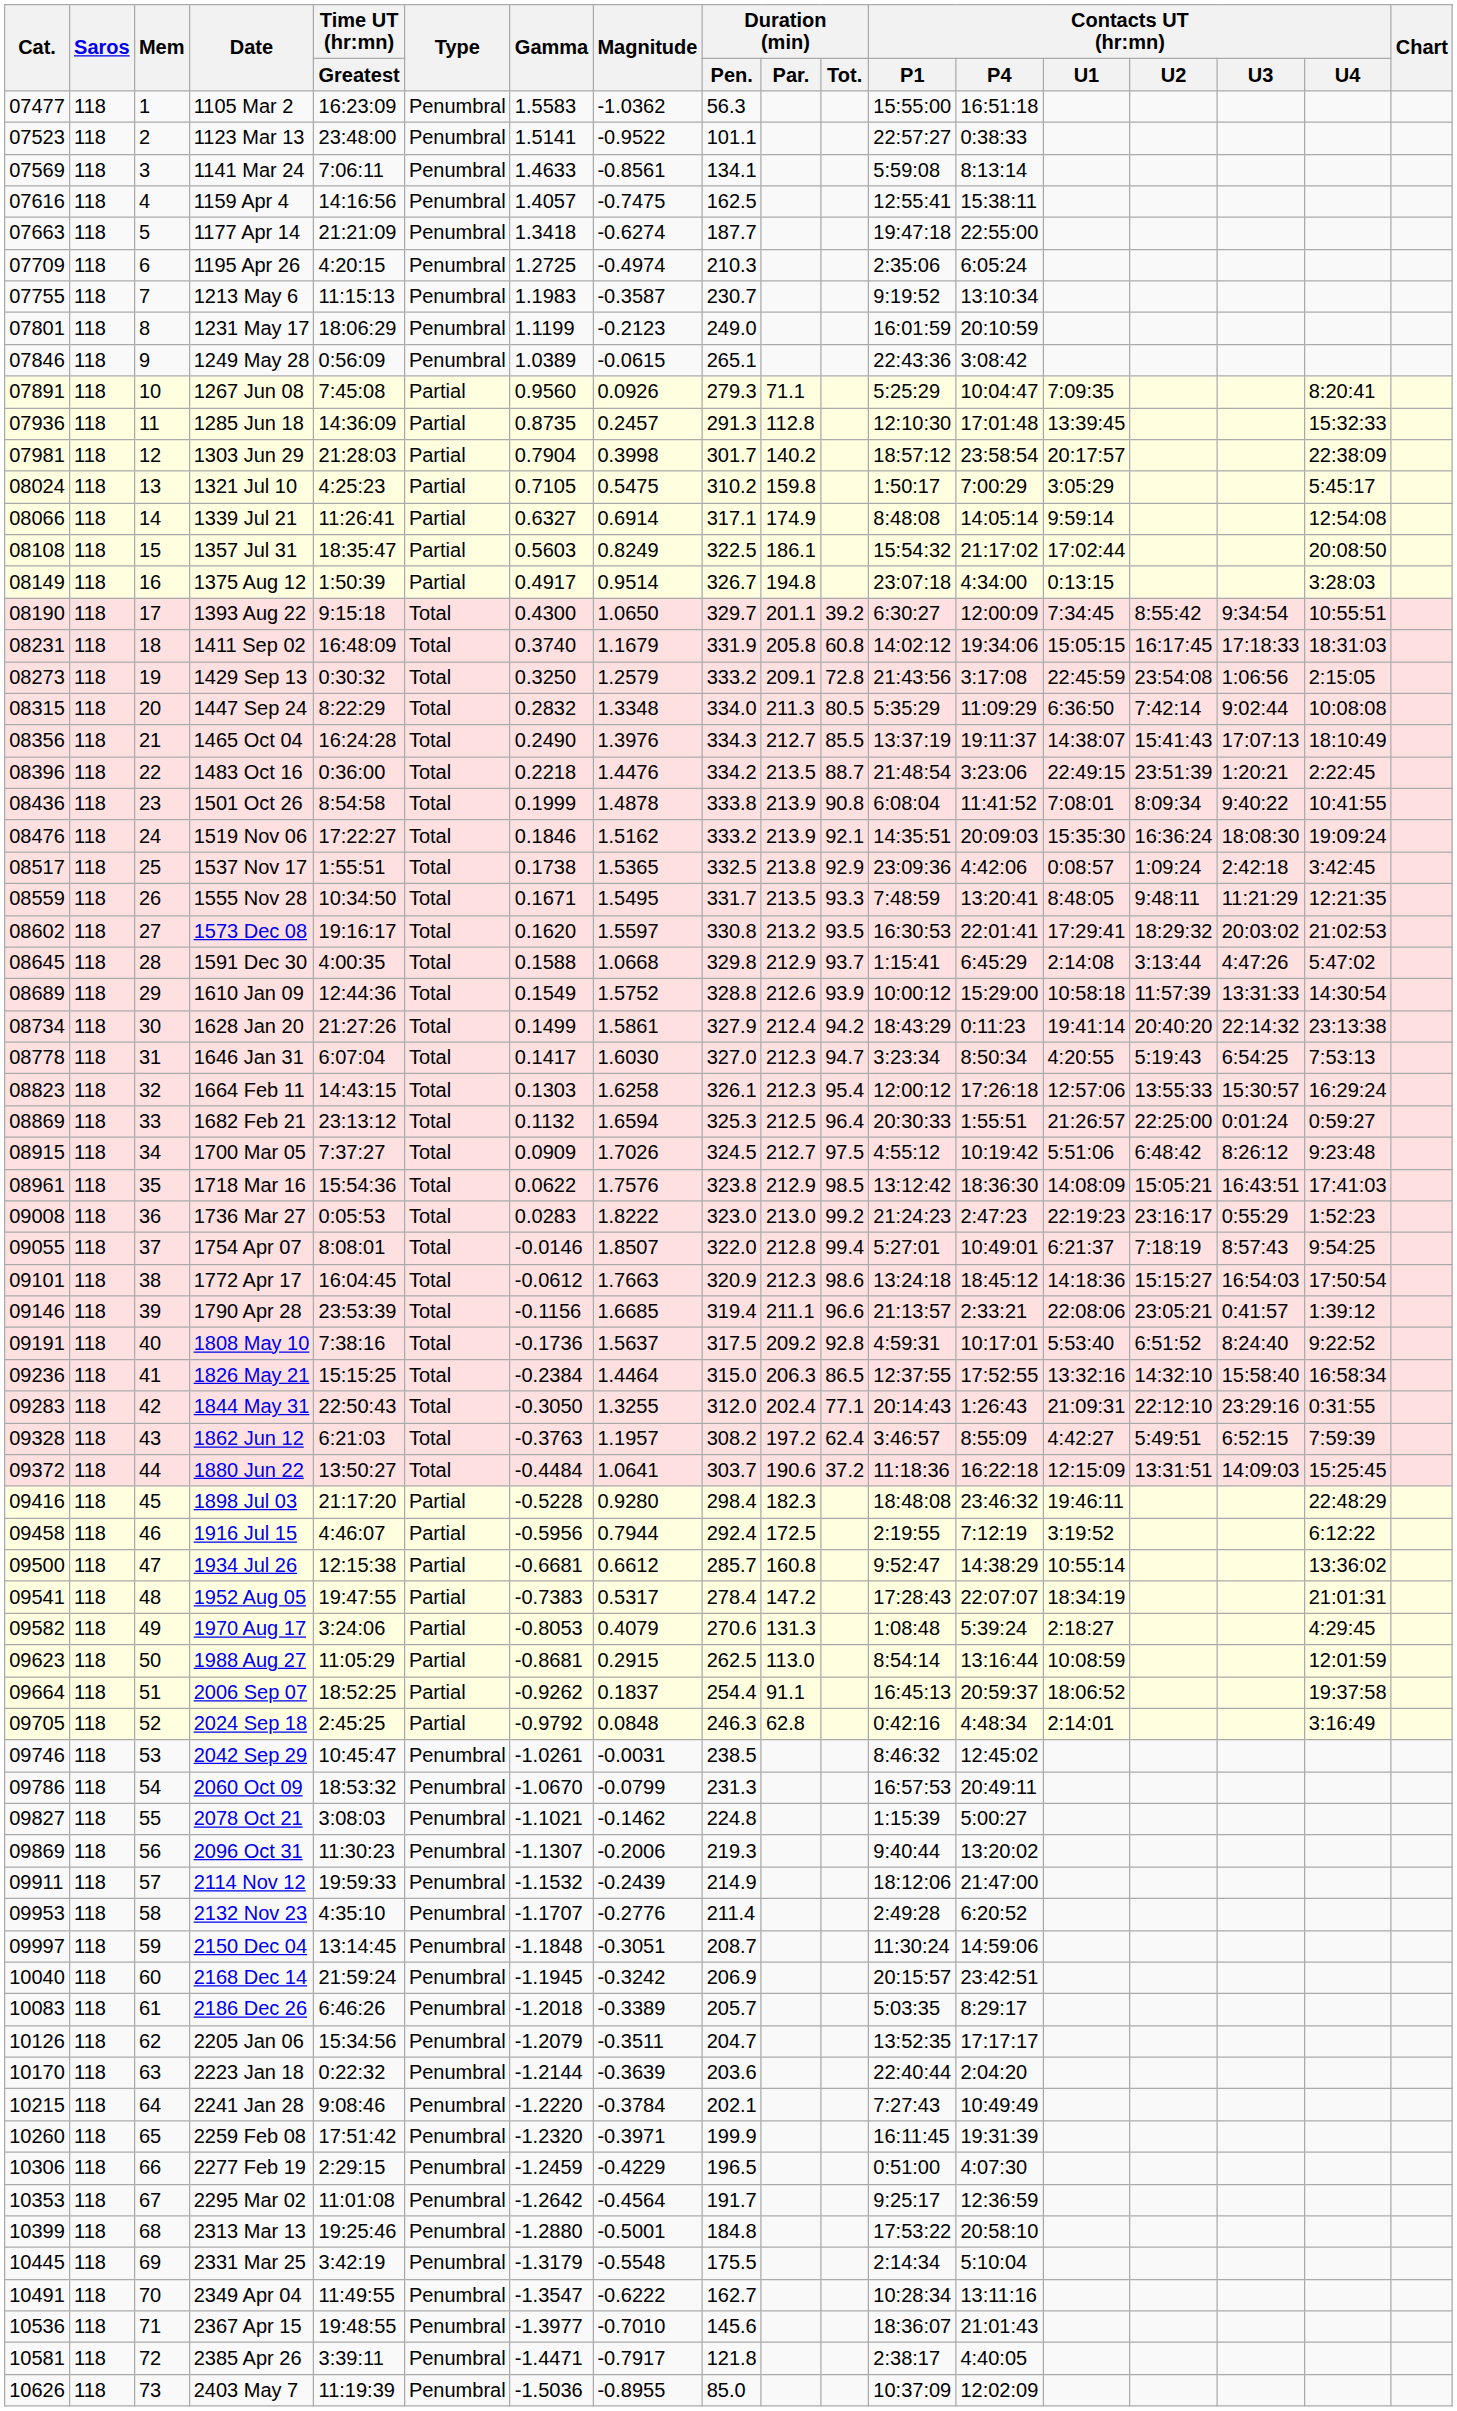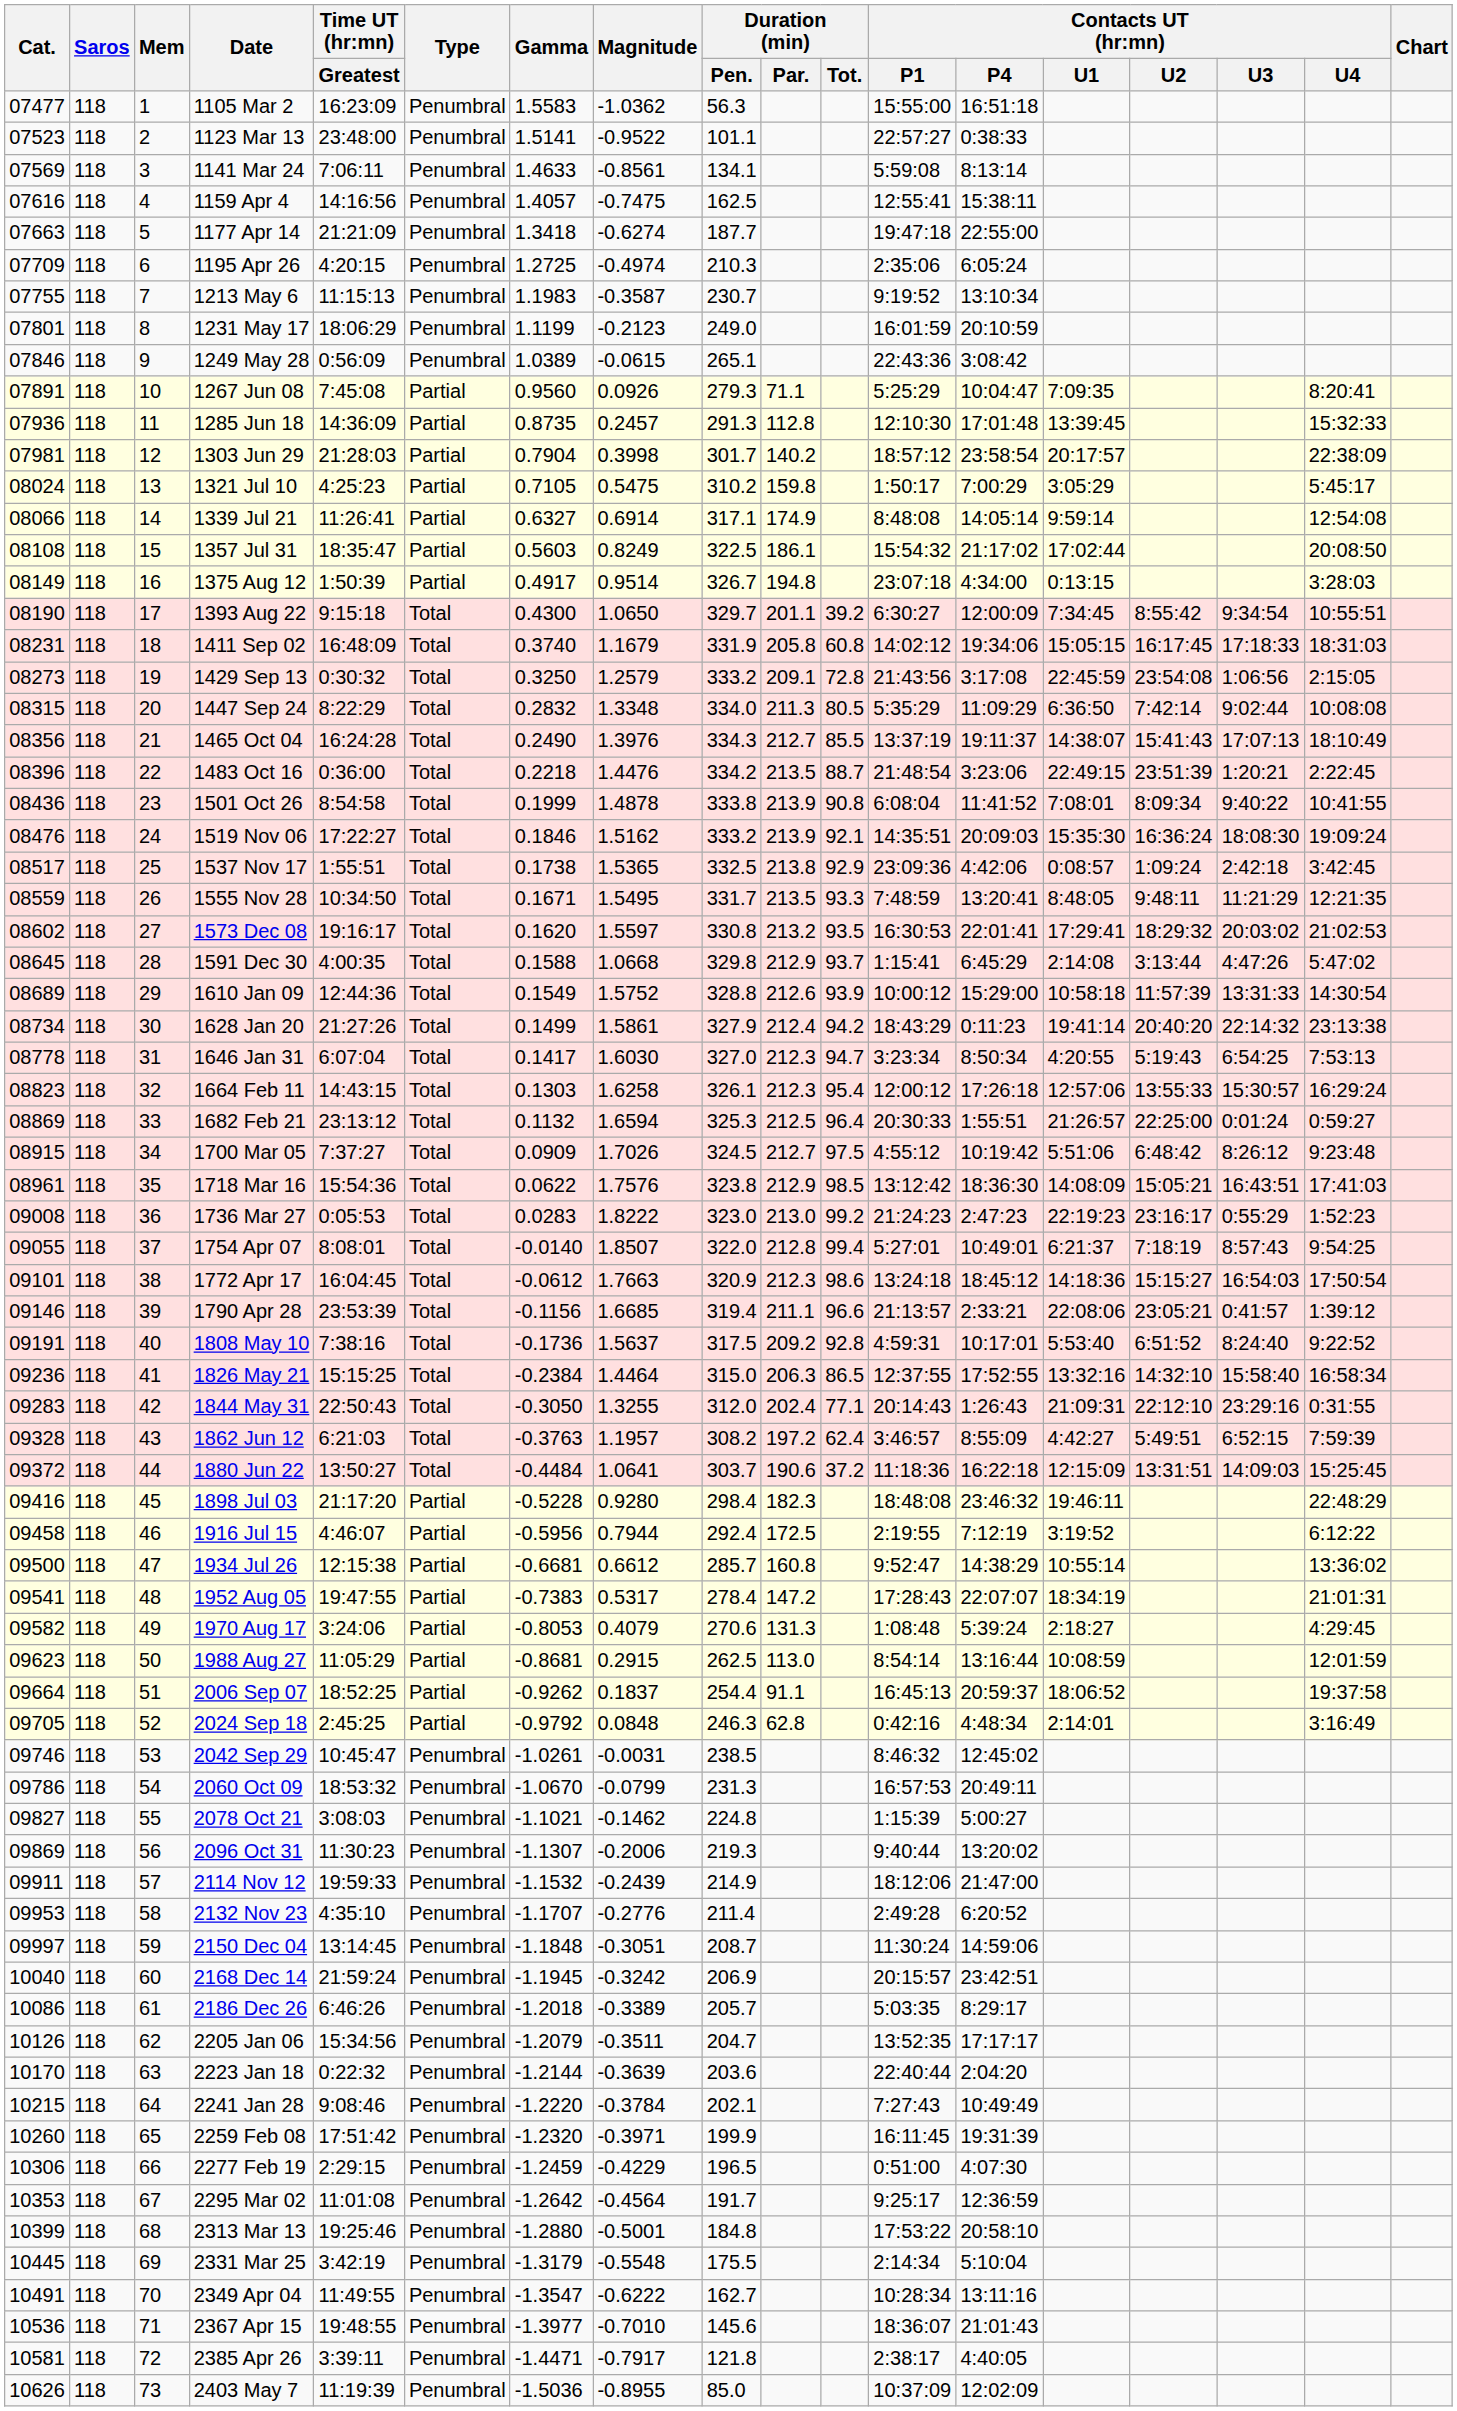(549, 1248) -0.0146 -> (549, 1248) -0.0140
(37, 2009) 10083 -> (37, 2009) 10086
